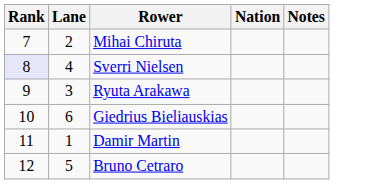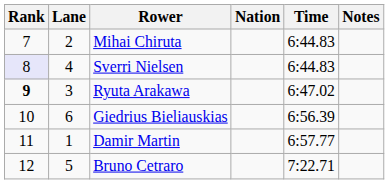+ column: (311, 16)
(26, 91) normal -> (26, 91) bold
